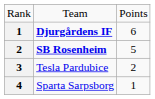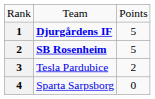(133, 31) 6 -> (133, 31) 5
(133, 85) 1 -> (133, 85) 0
